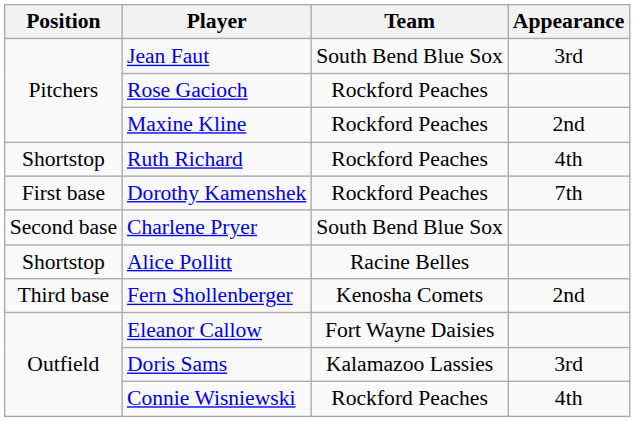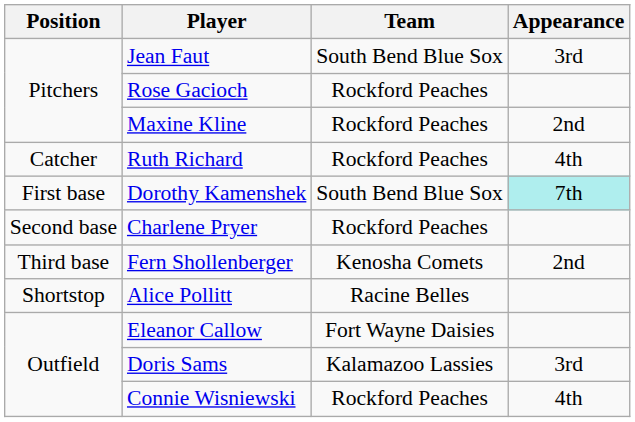(63, 158) Shortstop -> (63, 158) Catcher
(410, 192) Rockford Peaches -> (410, 192) South Bend Blue Sox
(569, 192) no background -> (569, 192) paleturquoise background
(410, 227) South Bend Blue Sox -> (410, 227) Rockford Peaches
rows swapped: (210, 295) <-> (179, 261)
